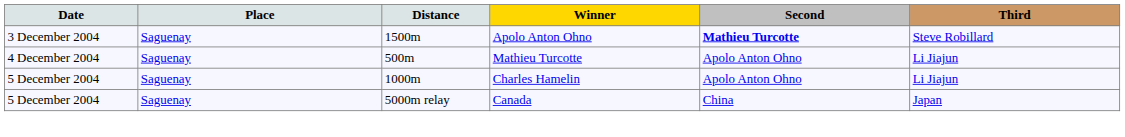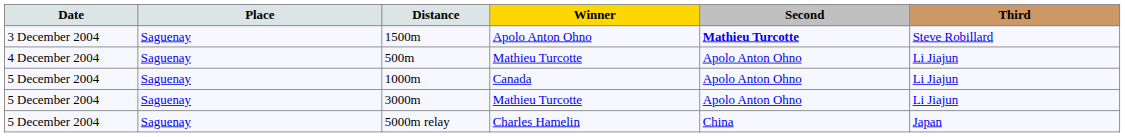(536, 78) Charles Hamelin -> (512, 78) Canada
+ row: (403, 100)
(512, 100) Canada -> (536, 121) Charles Hamelin
